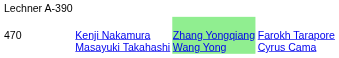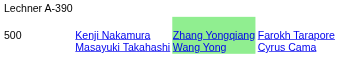(13, 35) 470 -> (13, 35) 500
